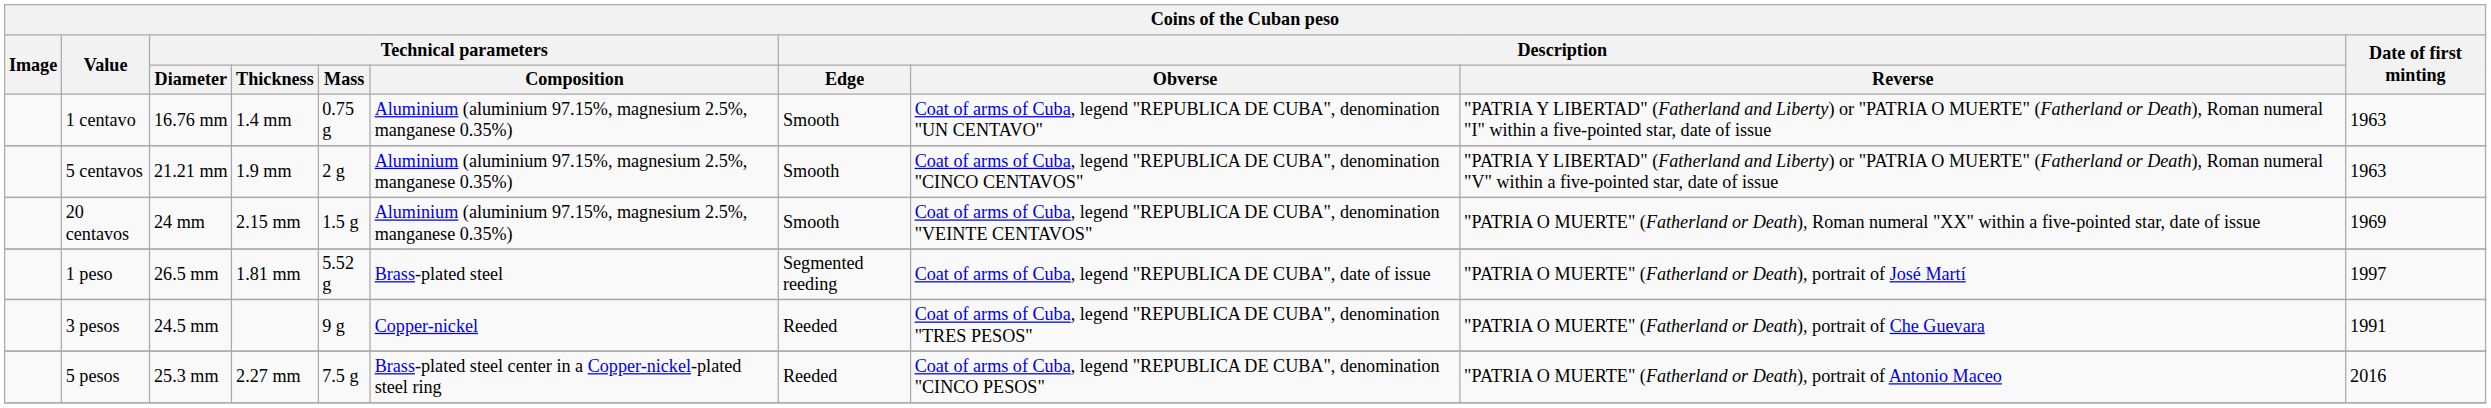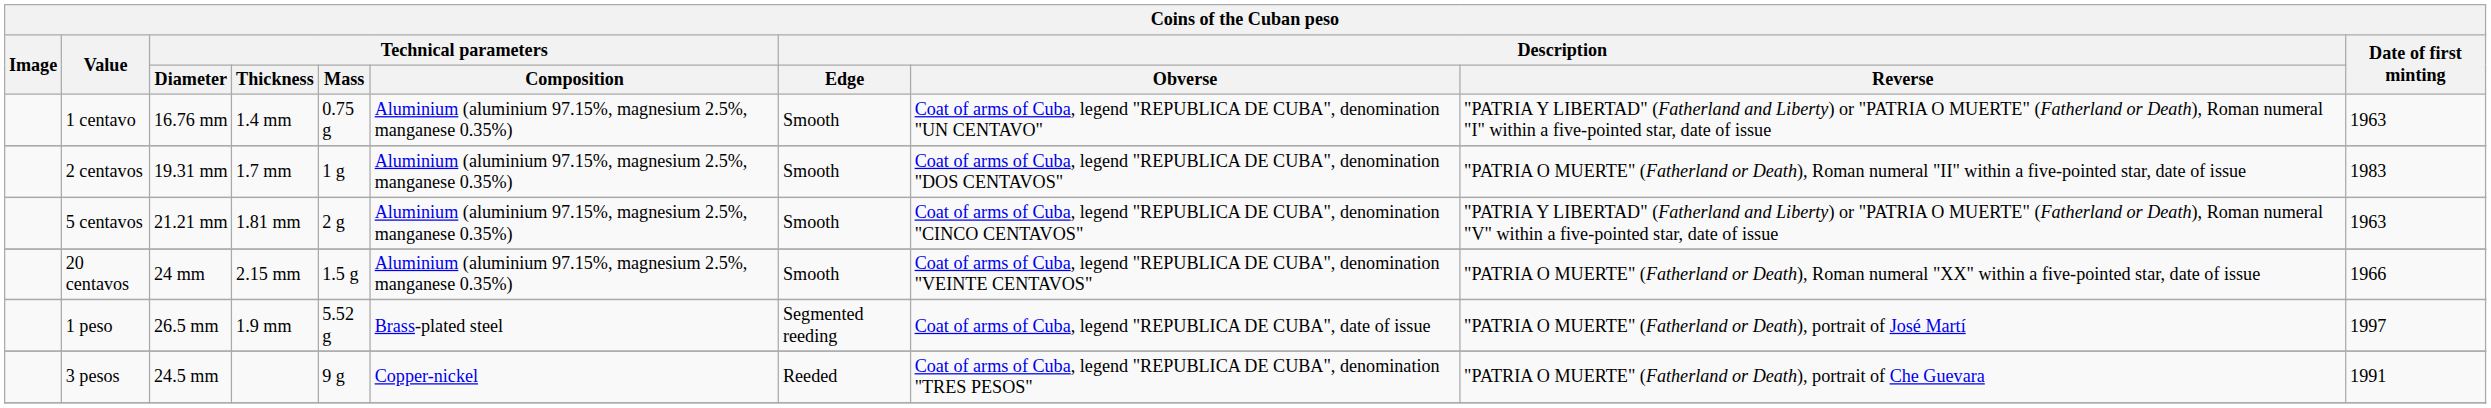+ row: (104, 171)
(264, 171) 1.9 mm -> (268, 223) 1.81 mm
(2368, 223) 1969 -> (2368, 274) 1966
(268, 274) 1.81 mm -> (264, 325) 1.9 mm
- row: (93, 377)
